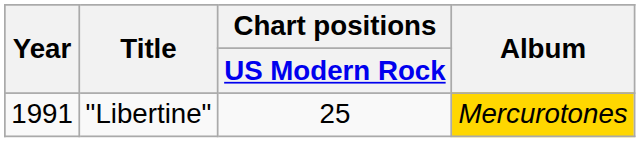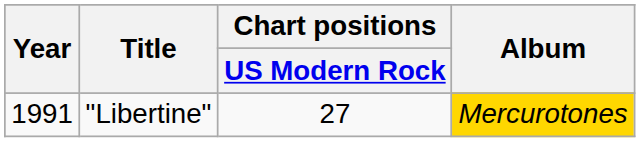(335, 114) 25 -> (335, 114) 27
